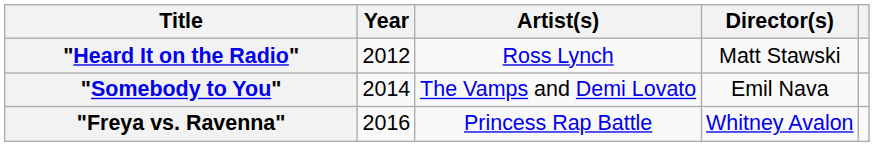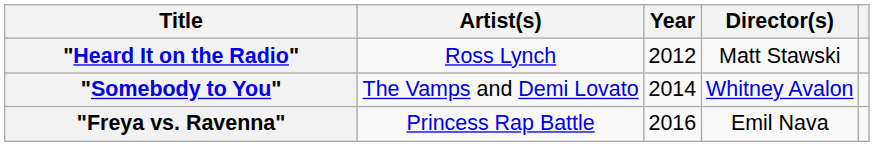columns swapped: (386, 21) <-> (558, 21)
(780, 89) Emil Nava -> (780, 89) Whitney Avalon
(780, 123) Whitney Avalon -> (780, 123) Emil Nava
